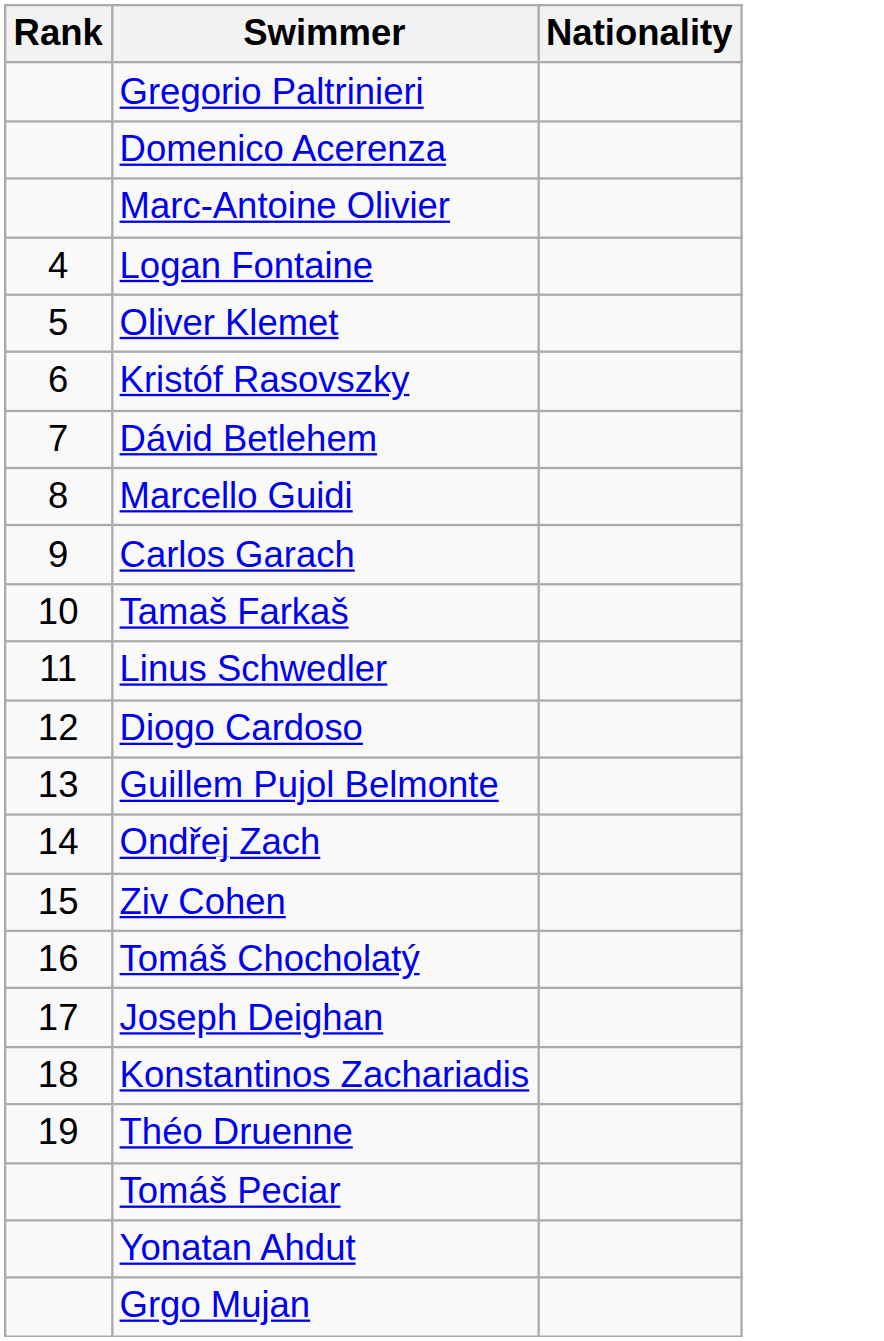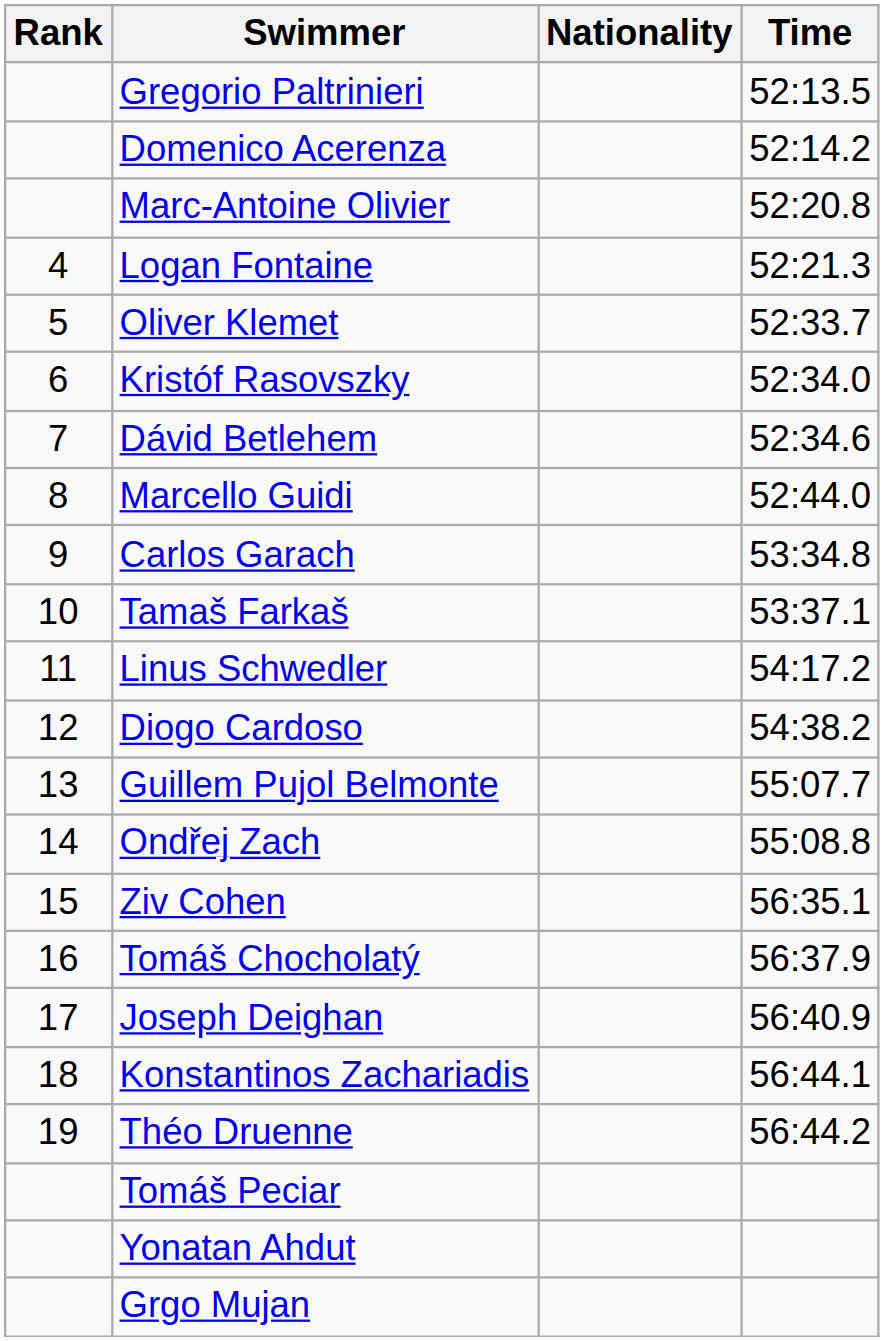+ column: (810, 33)
